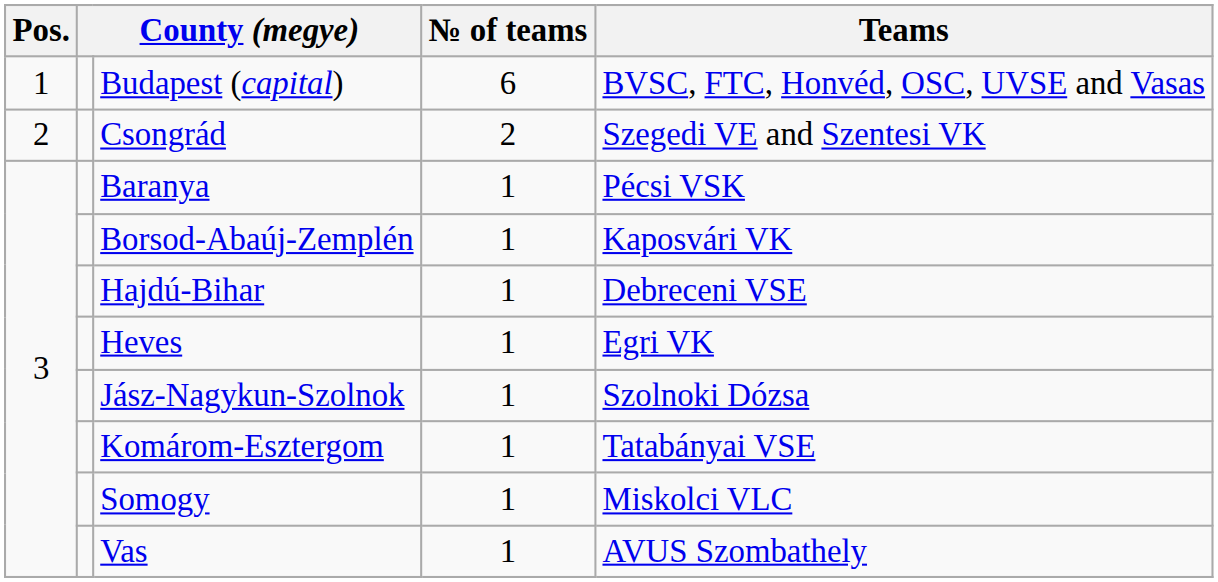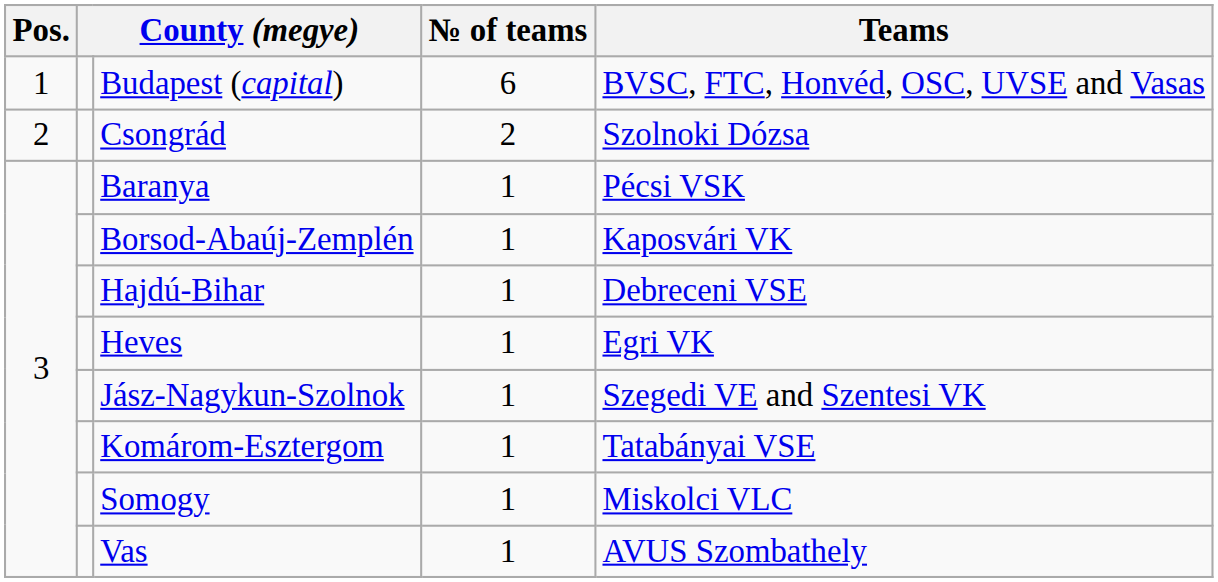(794, 134) Szegedi VE and Szentesi VK -> (706, 134) Szolnoki Dózsa
(706, 394) Szolnoki Dózsa -> (794, 394) Szegedi VE and Szentesi VK
